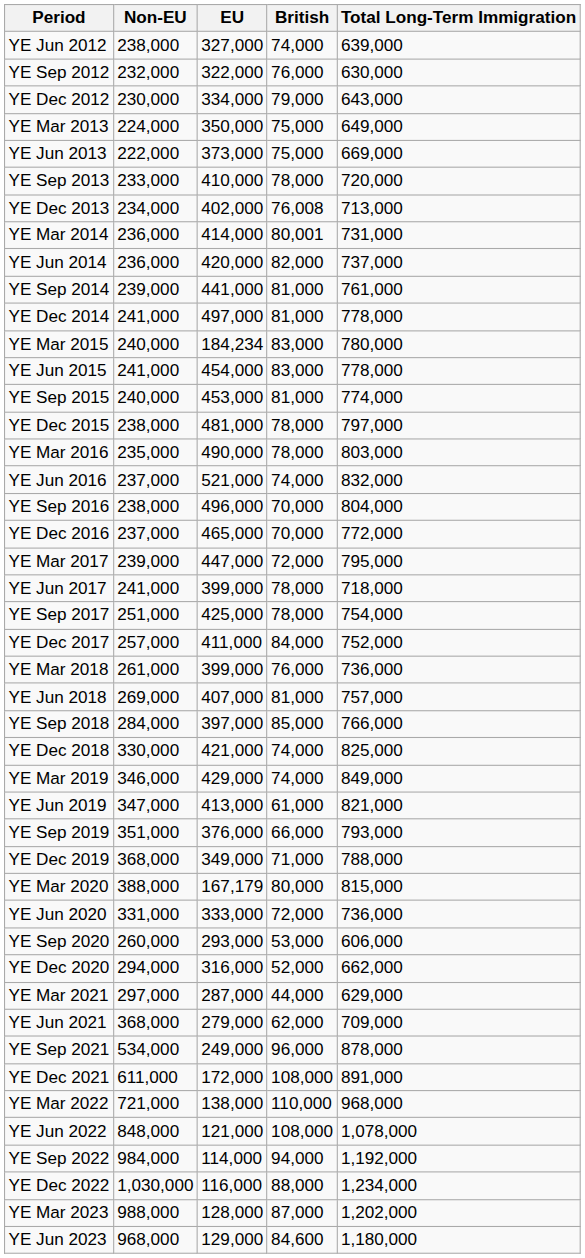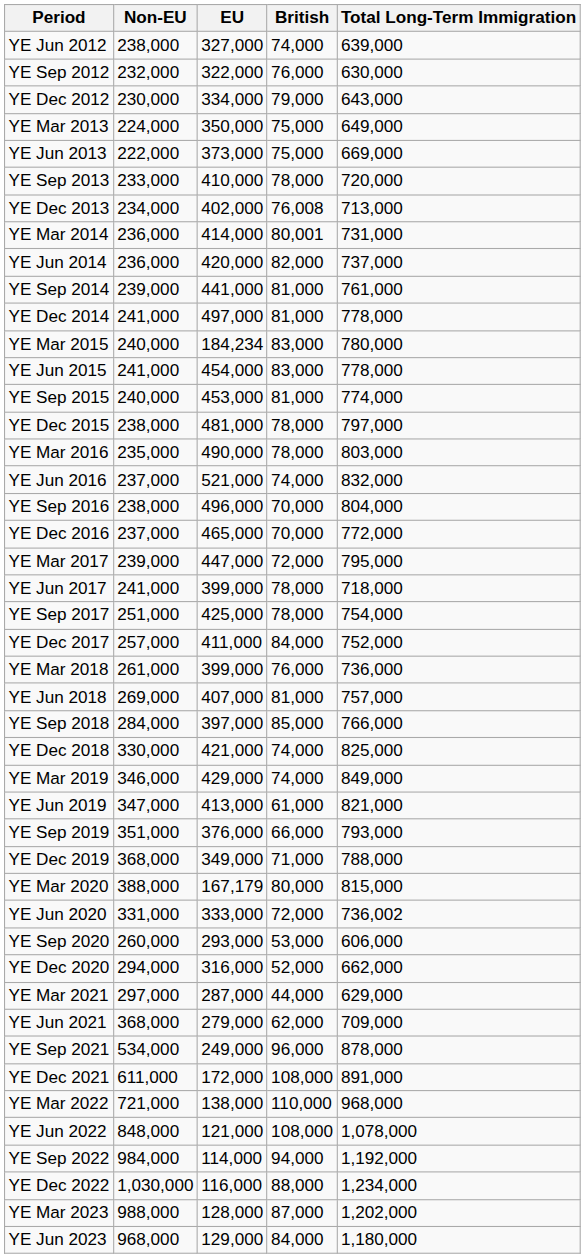(372, 914) 736,000 -> (372, 914) 736,002
(297, 1239) 84,600 -> (297, 1239) 84,000
